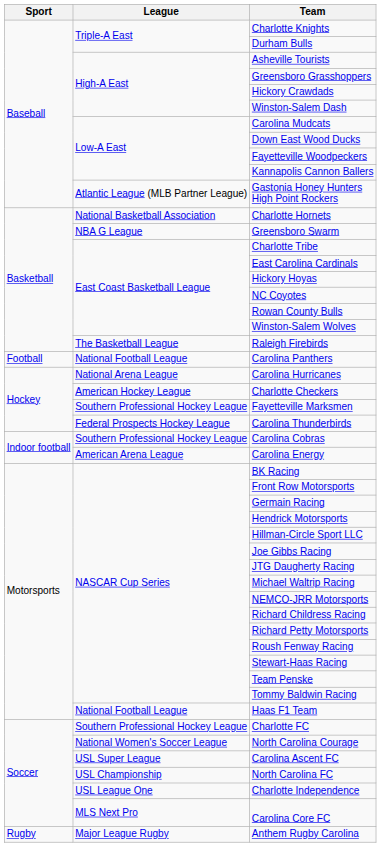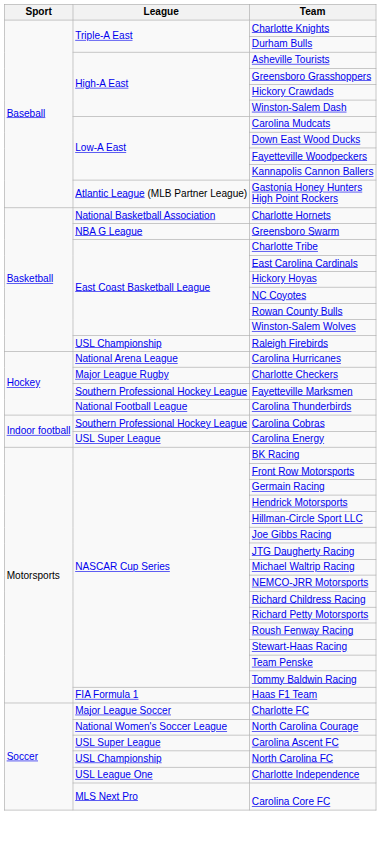(127, 343) The Basketball League -> (118, 343) USL Championship
- row: (292, 359)
(133, 391) American Hockey League -> (122, 375) Major League Rugby
(152, 423) Federal Prospects Hockey League -> (131, 407) National Football League
(129, 455) American Arena League -> (118, 439) USL Super League
(131, 711) National Football League -> (107, 695) FIA Formula 1
(161, 727) Southern Professional Hockey League -> (123, 711) Major League Soccer
- row: (305, 834)
